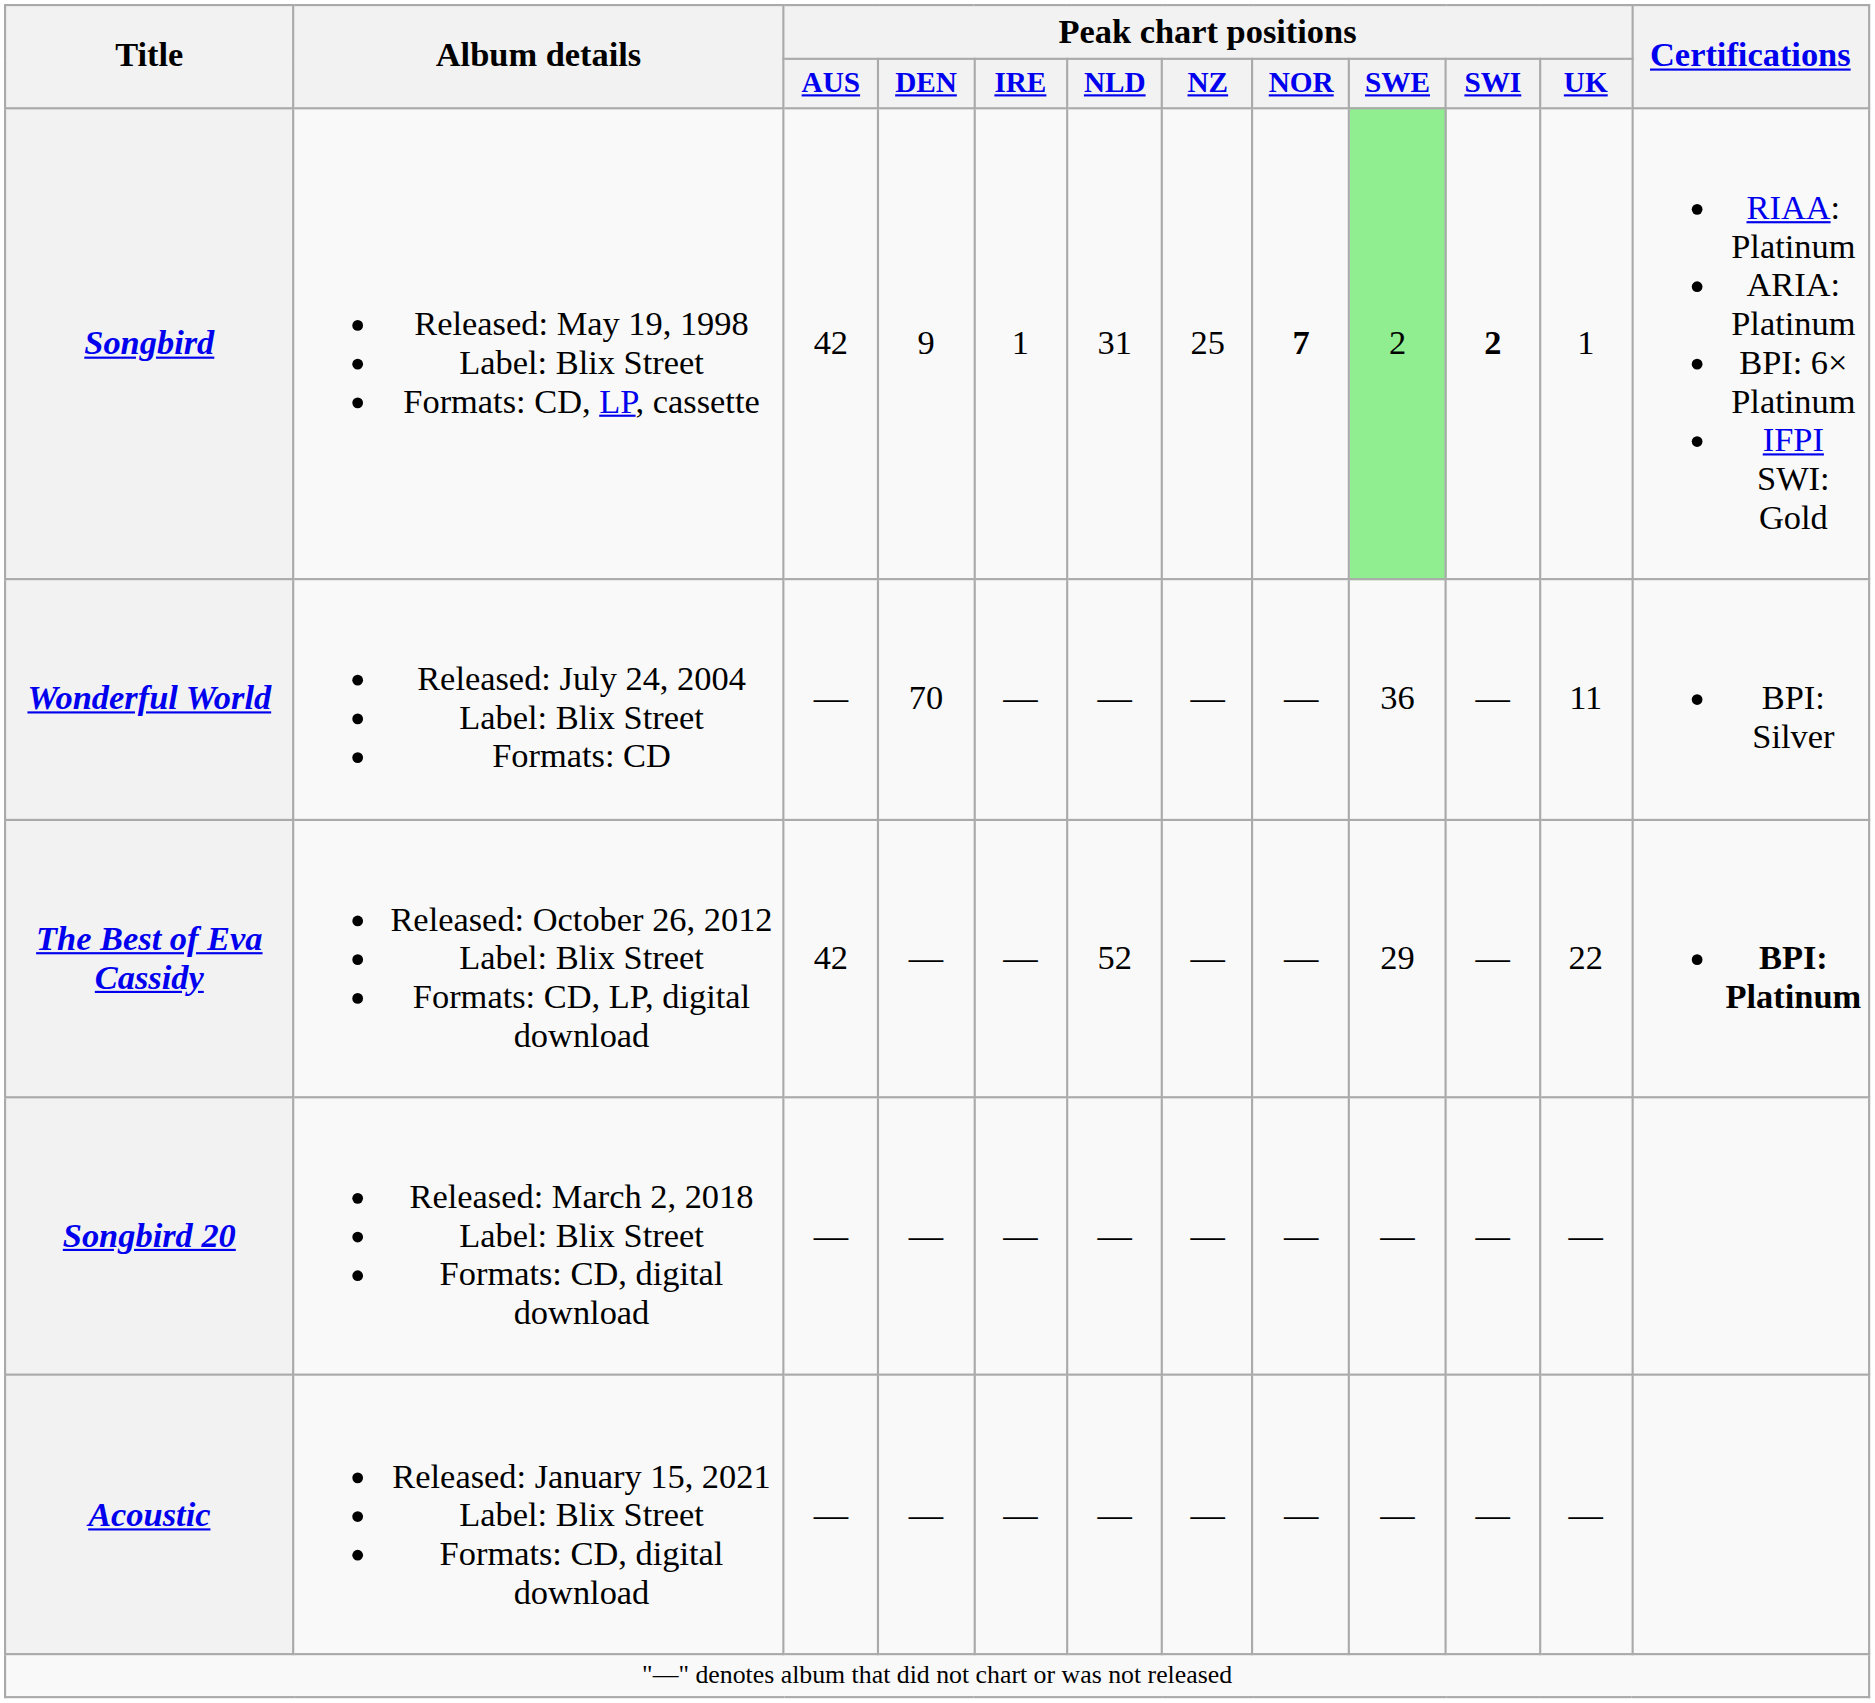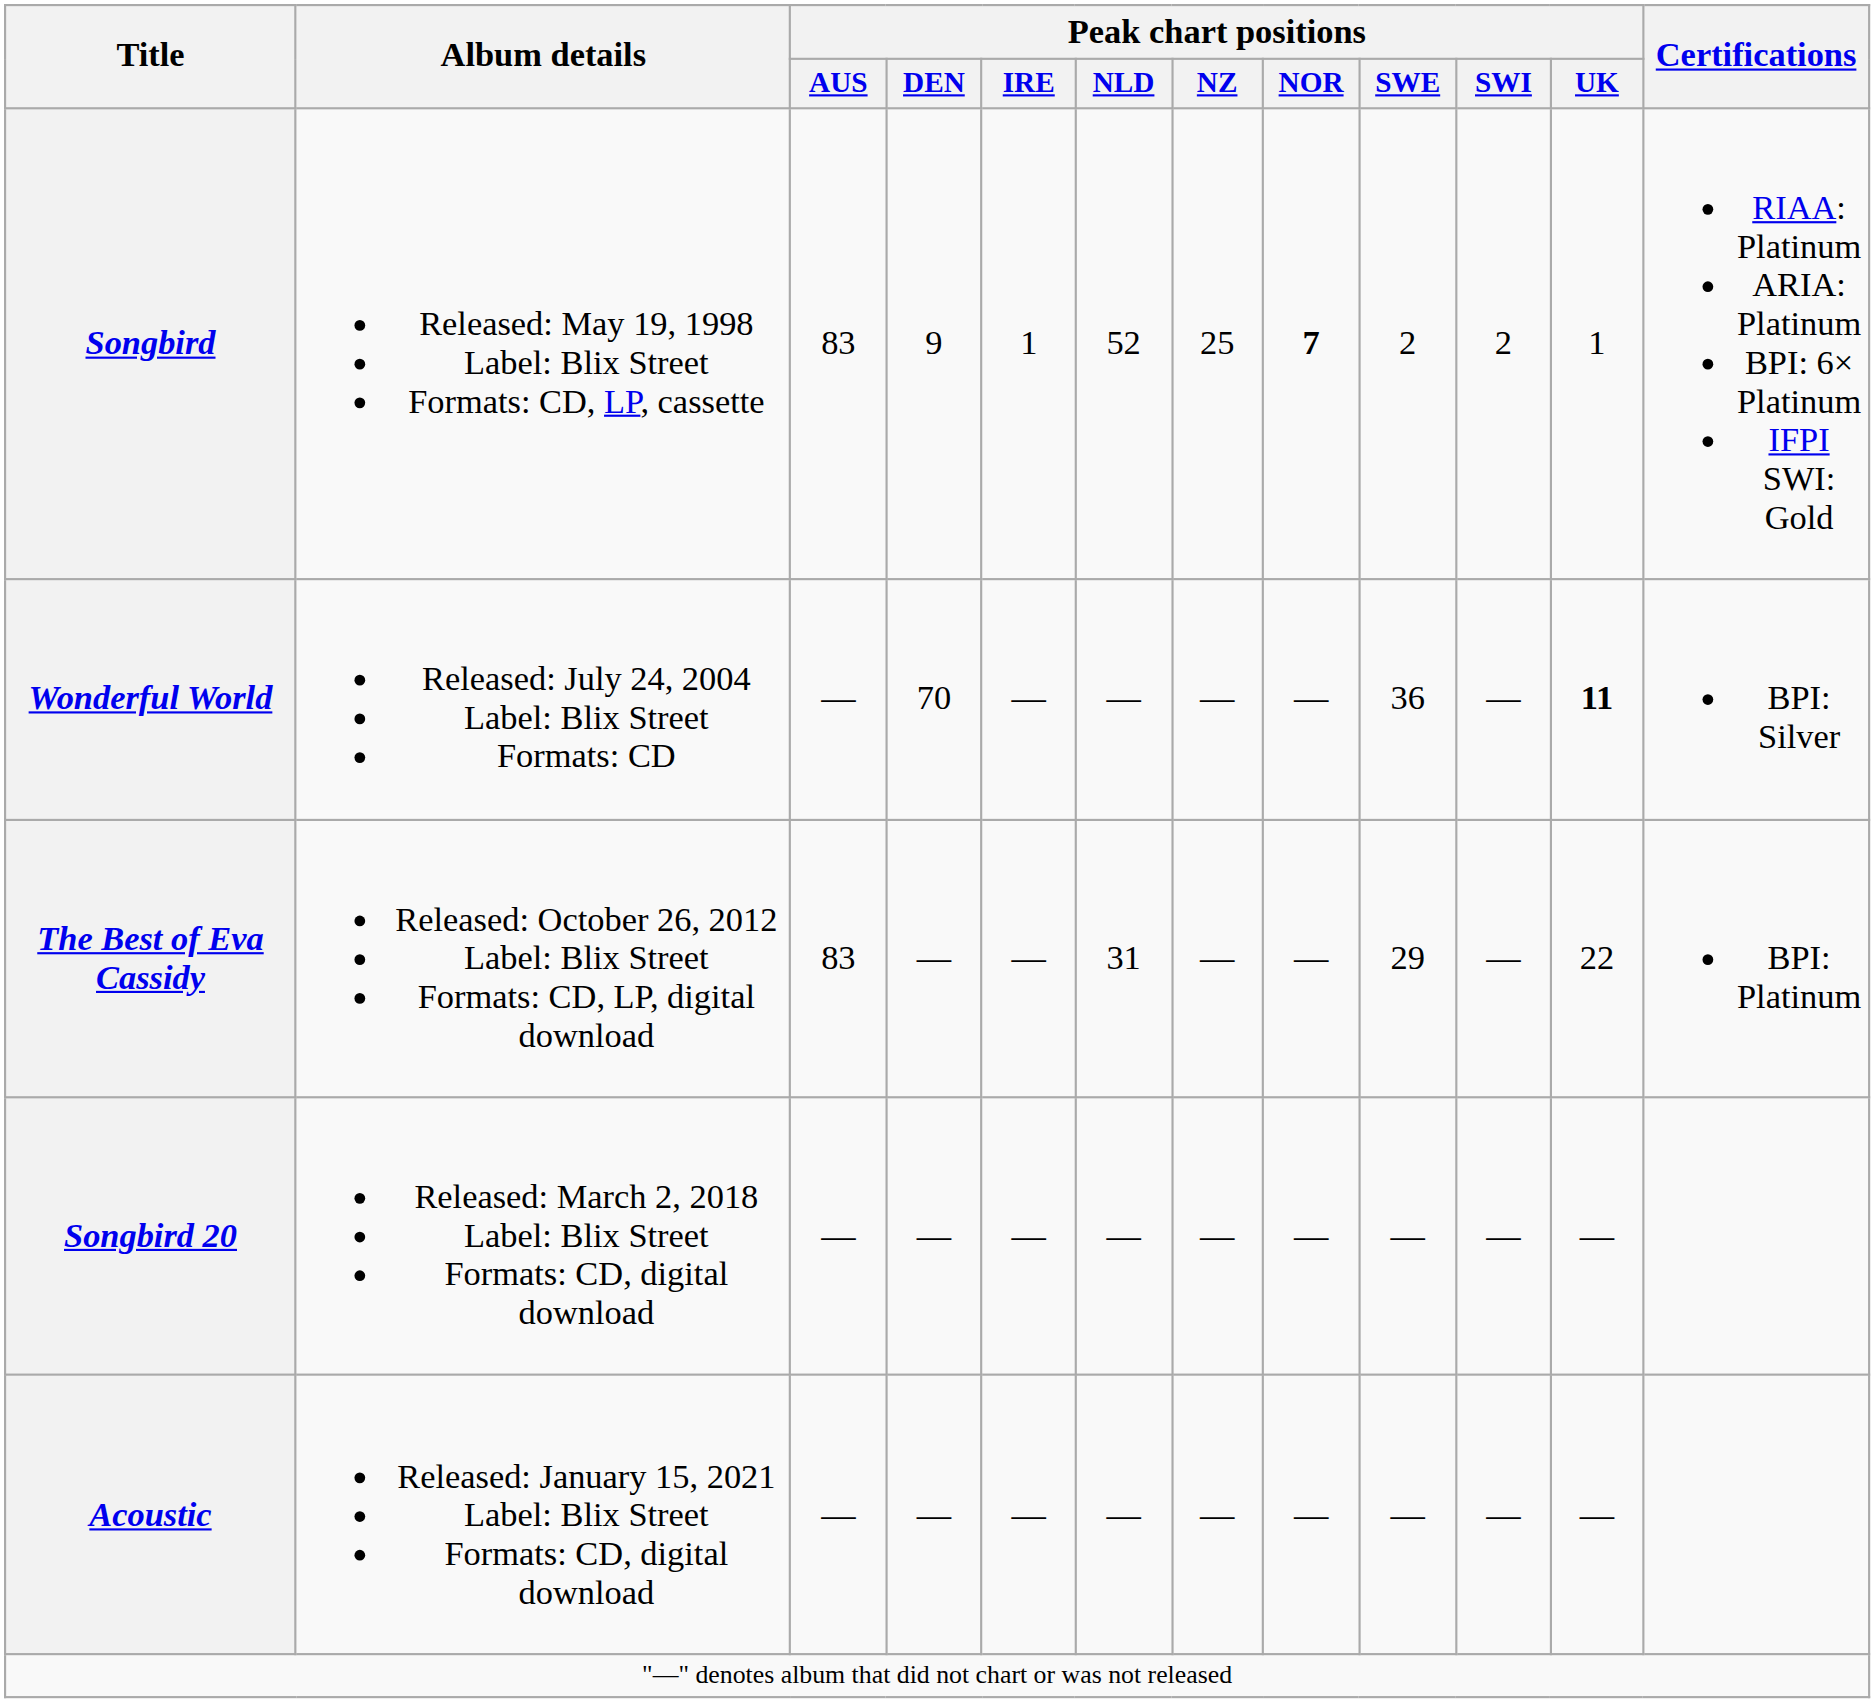(831, 343) 42 -> (838, 343) 83
(1115, 343) 31 -> (1124, 343) 52
(1398, 343) lightgreen background -> (1408, 343) no background
(1493, 343) bold -> (1503, 343) normal
(1586, 698) normal -> (1597, 698) bold
(831, 957) 42 -> (838, 957) 83
(1115, 957) 52 -> (1124, 957) 31
(1750, 977) bold -> (1756, 977) normal
